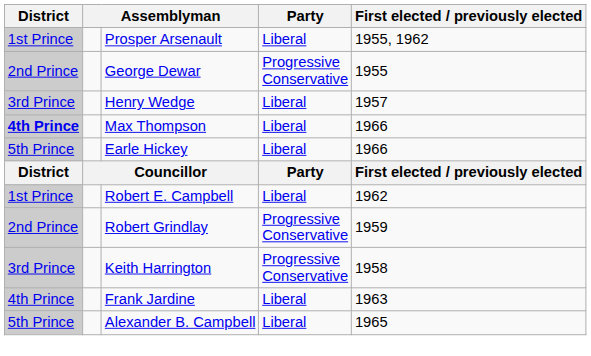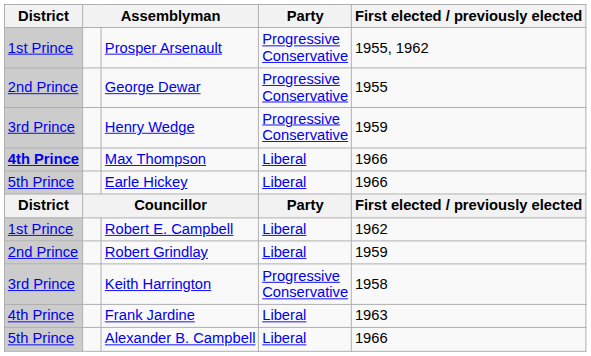(284, 39) Liberal -> (305, 47) Progressive Conservative
(284, 102) Liberal -> (305, 127) Progressive Conservative
(371, 102) 1957 -> (371, 127) 1959
(305, 227) Progressive Conservative -> (284, 252) Liberal
(371, 322) 1965 -> (371, 339) 1966
